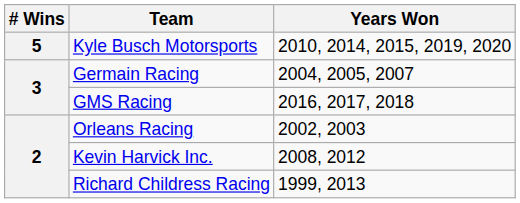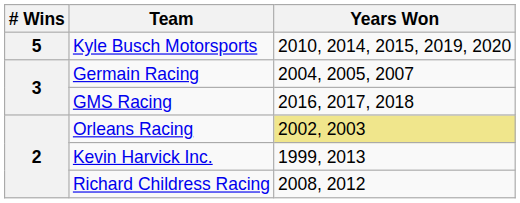(322, 129) no background -> (322, 129) khaki background
(322, 157) 2008, 2012 -> (322, 157) 1999, 2013
(322, 185) 1999, 2013 -> (322, 185) 2008, 2012
